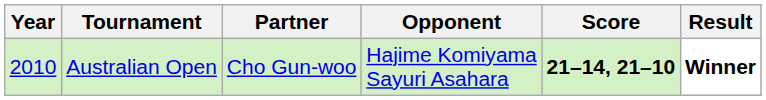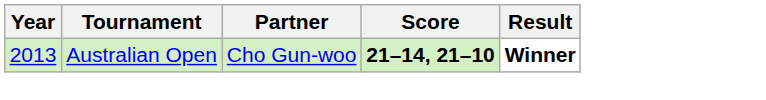- column: (452, 22)
(33, 67) 2010 -> (33, 55) 2013
